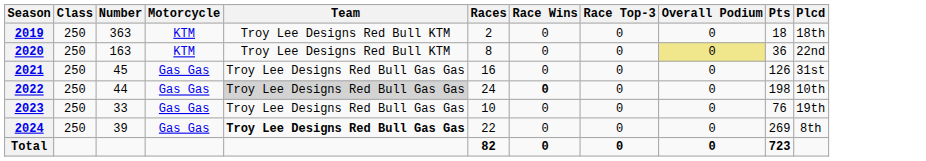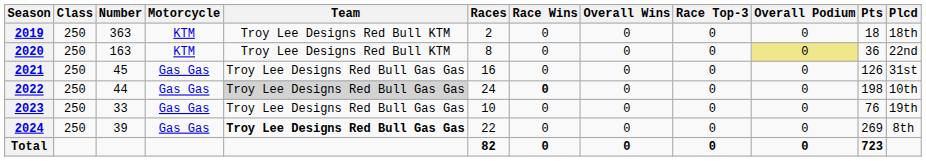+ column: (627, 14)
